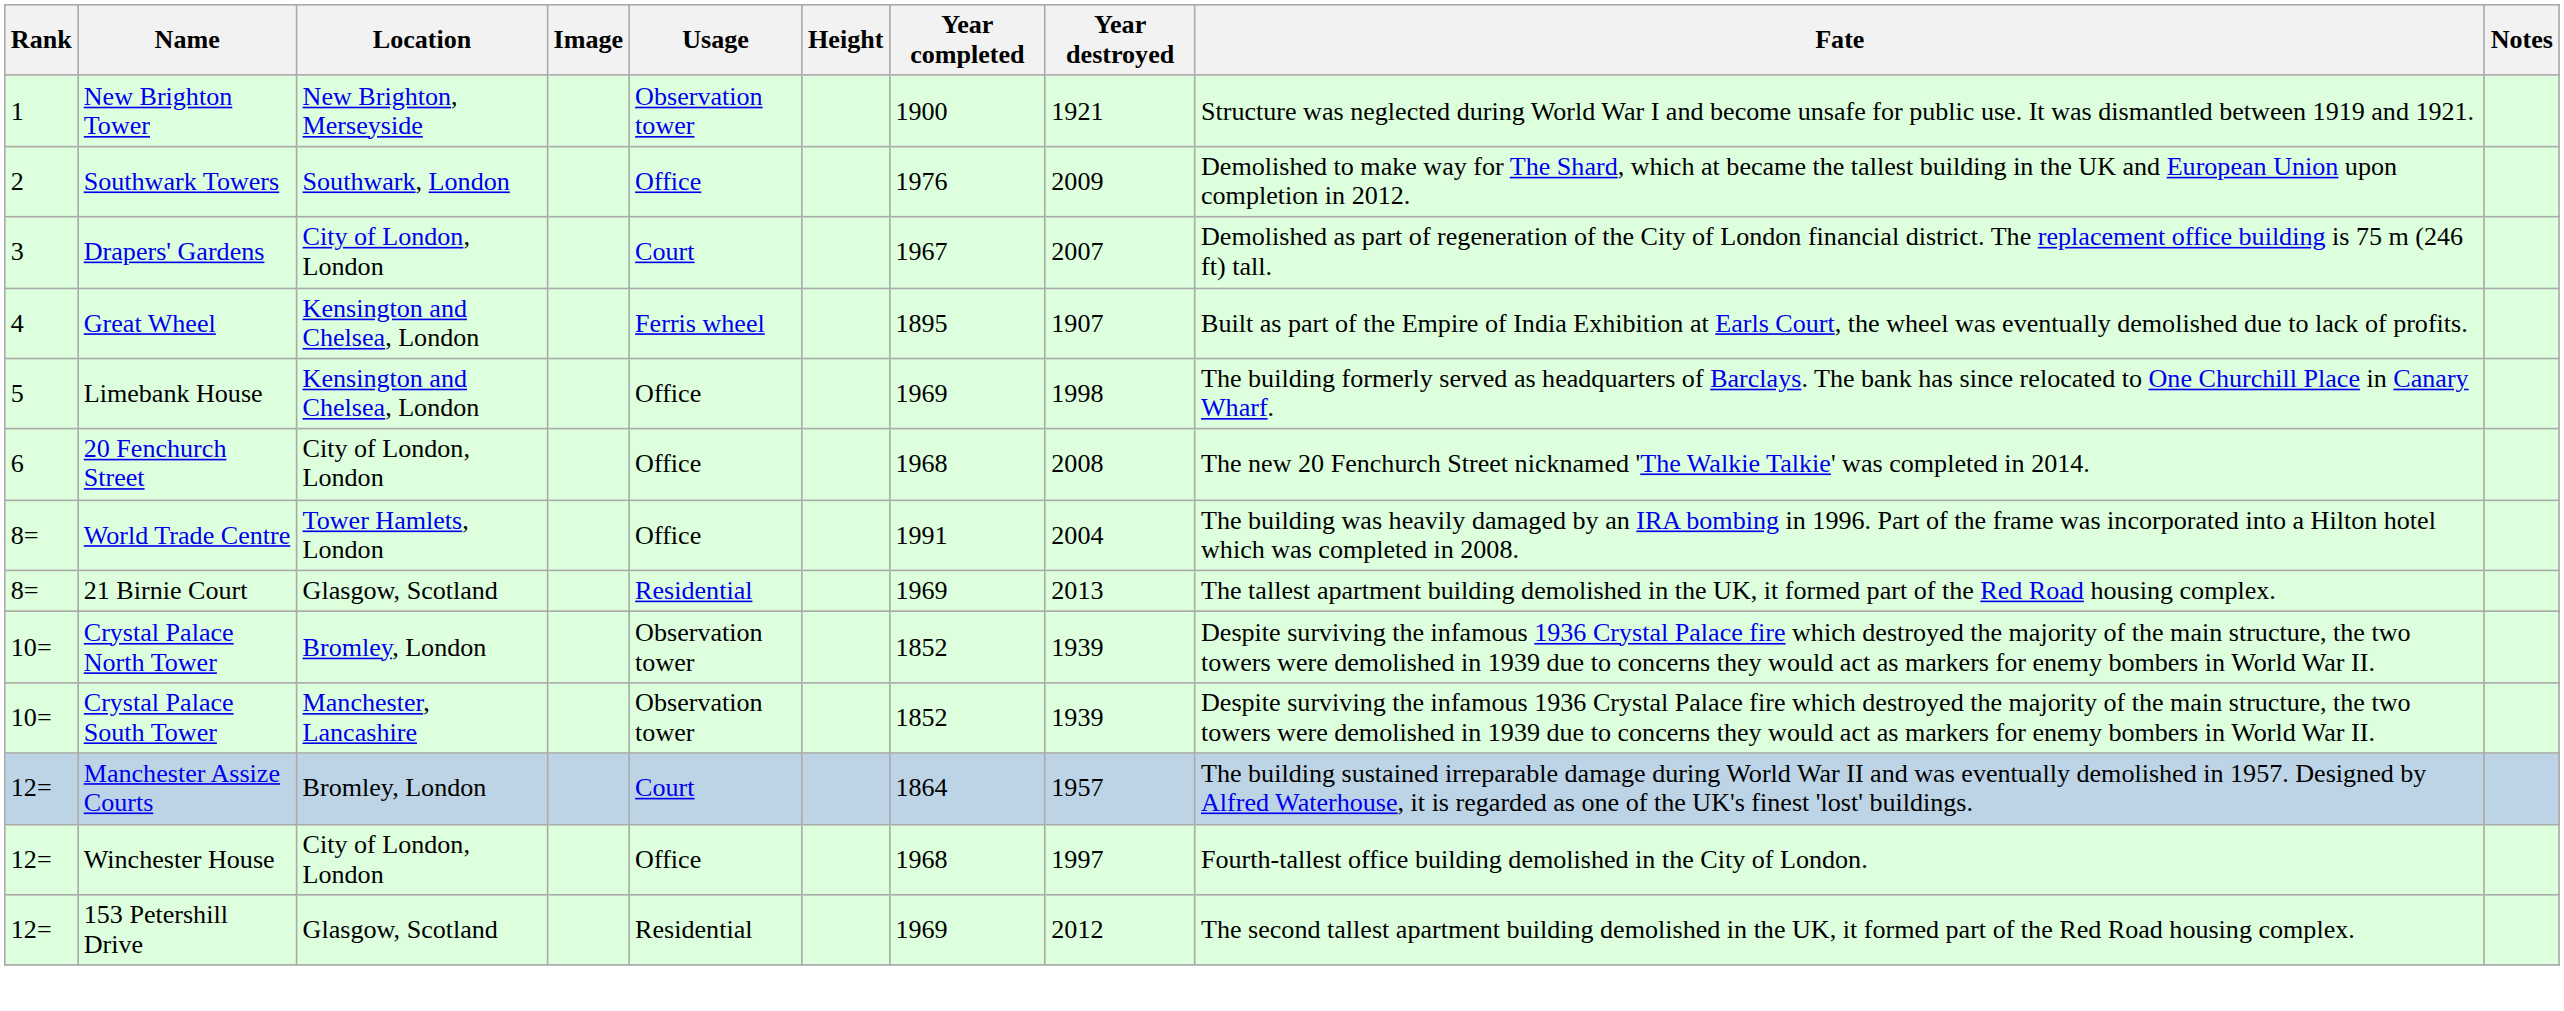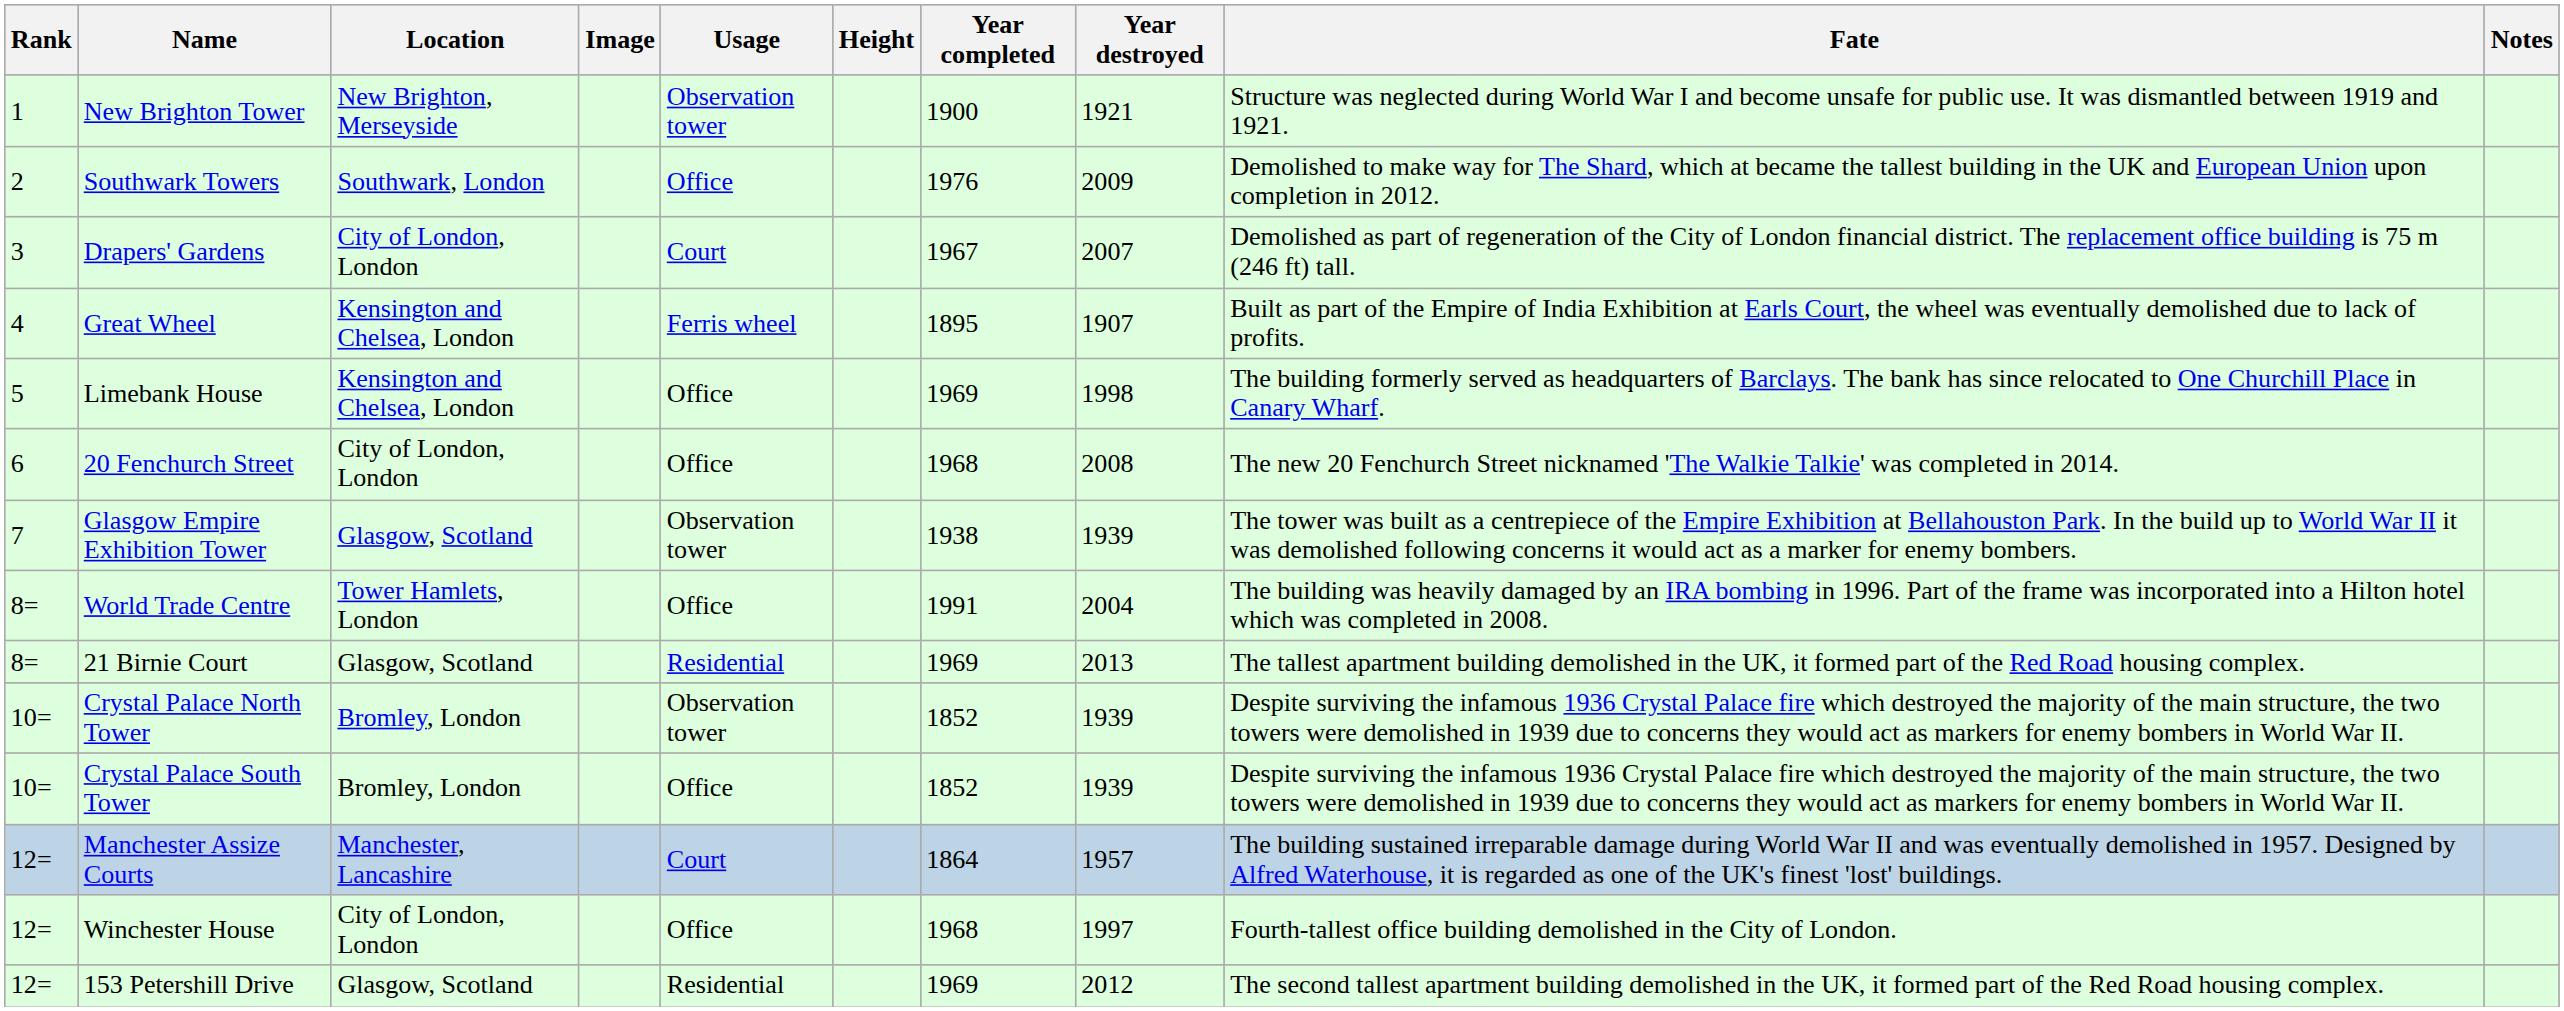+ row: (175, 534)
(366, 717) Manchester, Lancashire -> (429, 788) Bromley, London
(699, 717) Observation tower -> (700, 788) Office
(394, 788) Bromley, London -> (401, 858) Manchester, Lancashire
